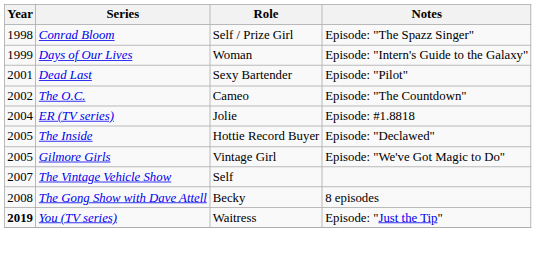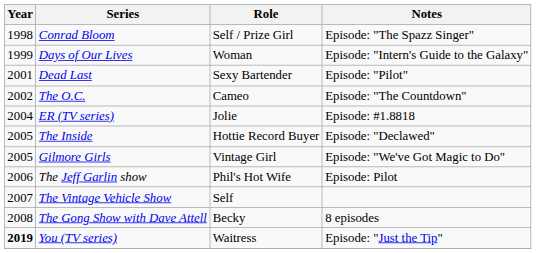+ row: (93, 177)
